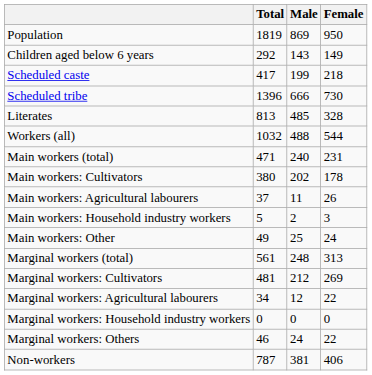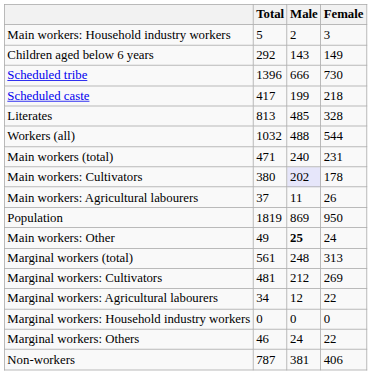rows swapped: (35, 34) <-> (119, 217)
rows swapped: (48, 75) <-> (47, 95)
(300, 177) no background -> (300, 177) lavender background
(296, 237) normal -> (296, 237) bold
